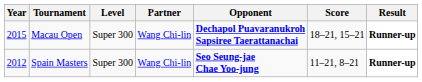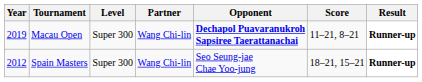(17, 35) 2015 -> (17, 35) 2019
(337, 35) 18–21, 15–21 -> (334, 35) 11–21, 8–21
(227, 63) bold -> (226, 63) normal
(334, 63) 11–21, 8–21 -> (337, 63) 18–21, 15–21
